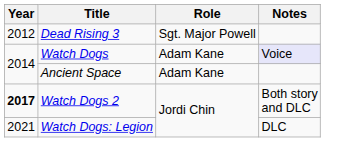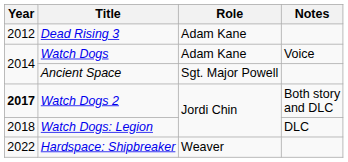(207, 34) Sgt. Major Powell -> (214, 34) Adam Kane
(277, 53) lavender background -> (299, 53) no background
(191, 73) Adam Kane -> (230, 73) Sgt. Major Powell
(21, 127) 2021 -> (21, 127) 2018
+ row: (108, 147)
